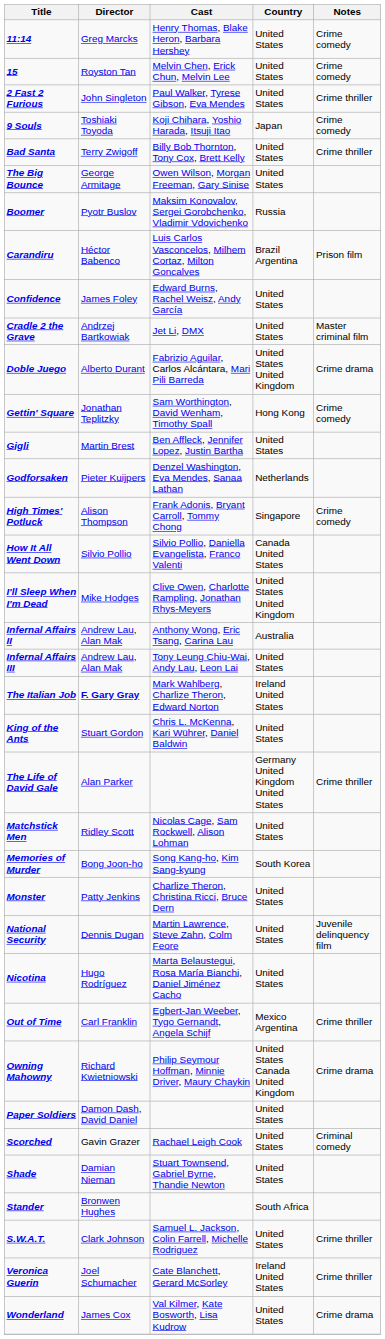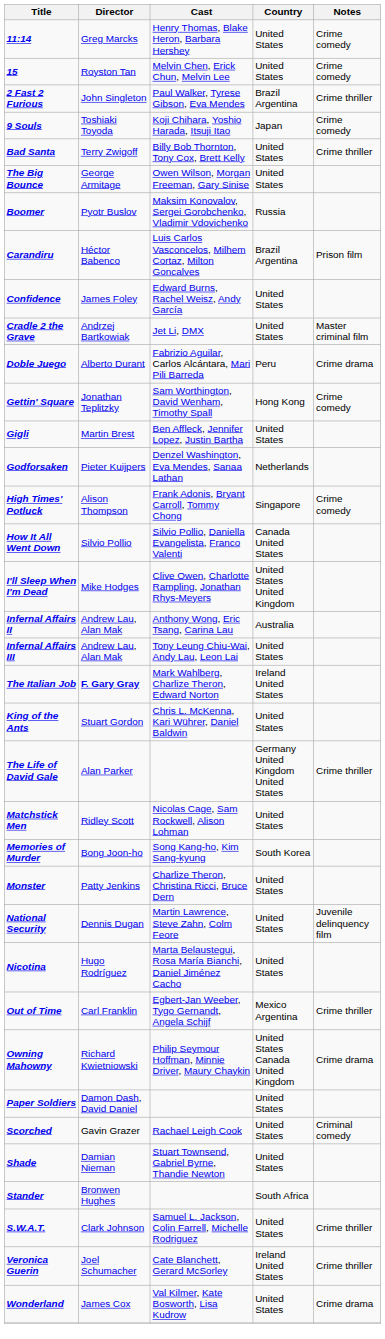(269, 98) United States -> (276, 98) Brazil Argentina
(275, 369) United States United Kingdom -> (266, 363) Peru
